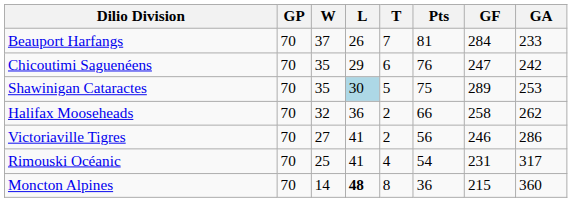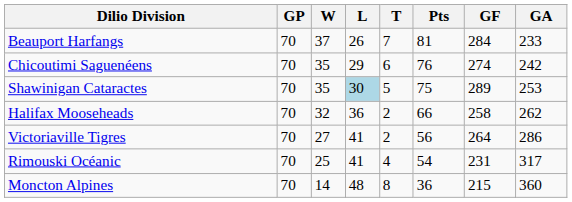(479, 64) 247 -> (479, 64) 274
(479, 137) 246 -> (479, 137) 264
(356, 185) bold -> (356, 185) normal
